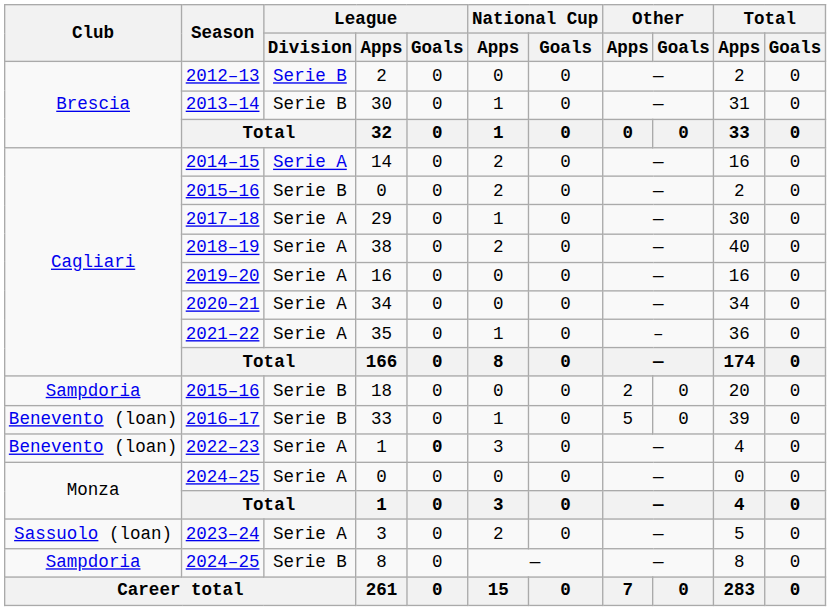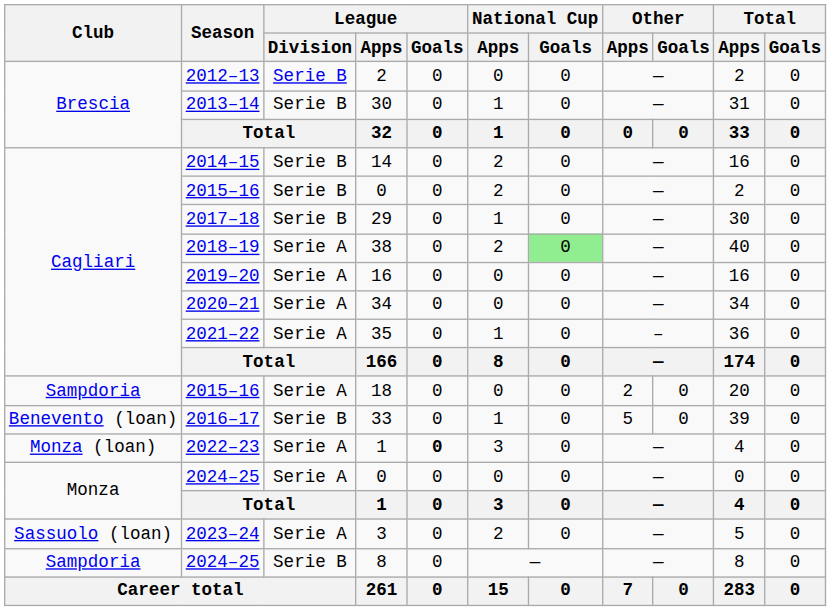(310, 162) Serie A -> (310, 162) Serie B
(310, 219) Serie A -> (310, 219) Serie B
(566, 248) no background -> (566, 248) lightgreen background
(310, 391) Serie B -> (310, 391) Serie A
(93, 448) Benevento (loan) -> (93, 448) Monza (loan)
